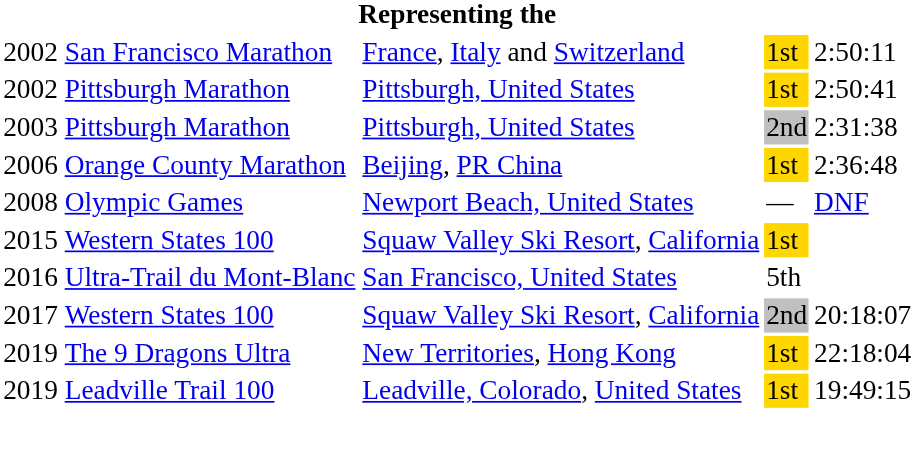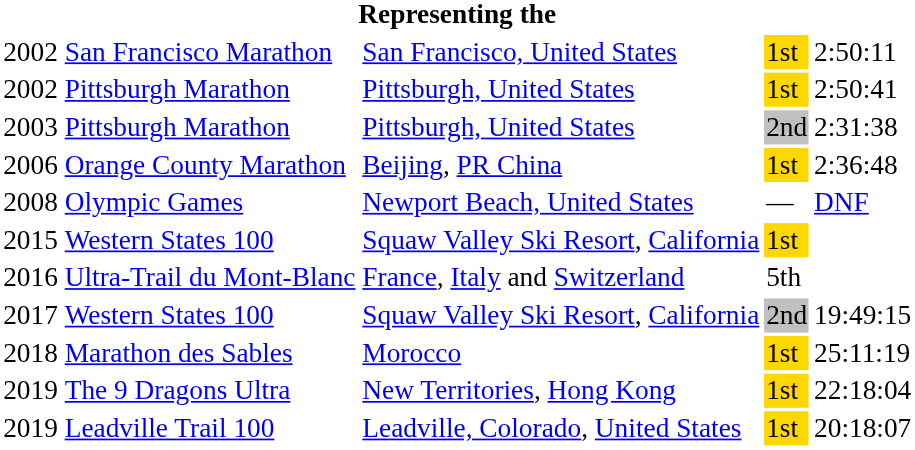(523, 51) France, Italy and Switzerland -> (520, 51) San Francisco, United States
(520, 277) San Francisco, United States -> (523, 277) France, Italy and Switzerland
(863, 315) 20:18:07 -> (863, 315) 19:49:15
+ row: (30, 352)
(863, 390) 19:49:15 -> (863, 427) 20:18:07
